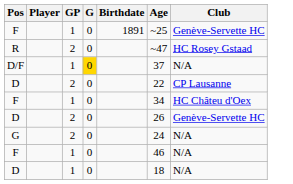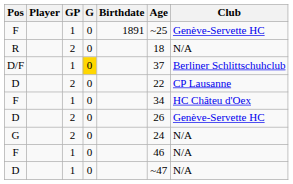(159, 48) ~47 -> (159, 48) 18
(213, 48) HC Rosey Gstaad -> (182, 48) N/A
(182, 65) N/A -> (229, 65) Berliner Schlittschuhclub
(159, 170) 18 -> (159, 170) ~47
